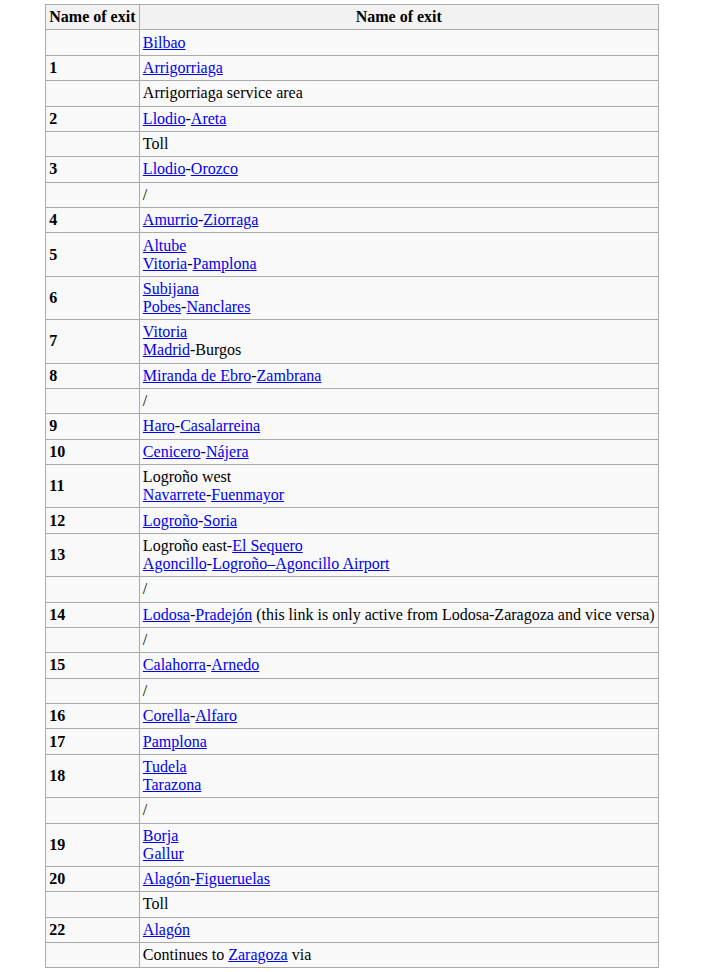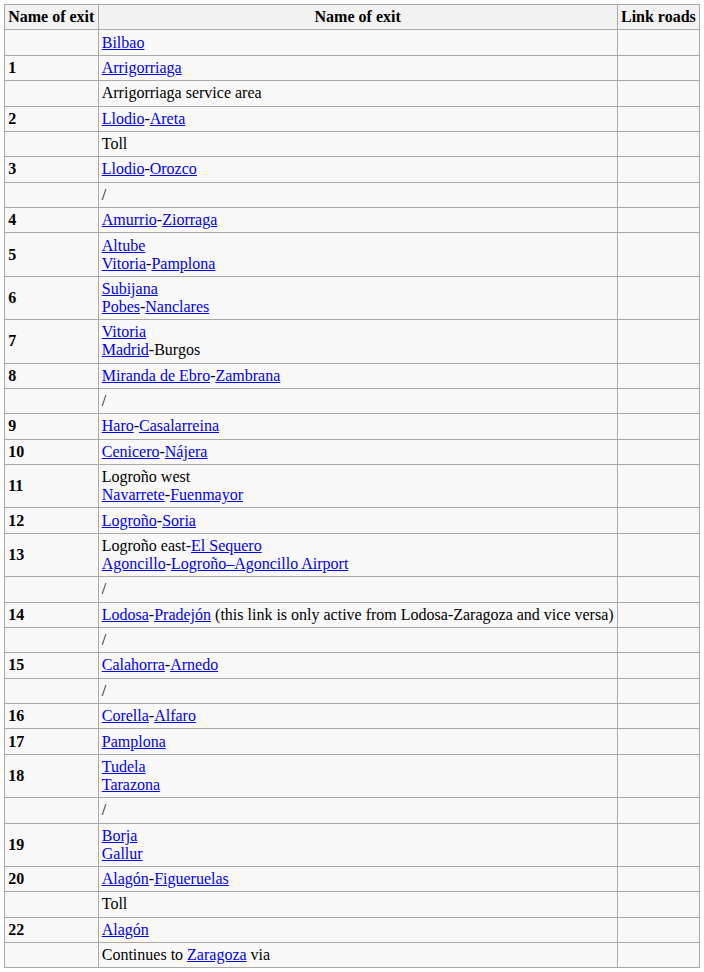+ column: (658, 17)
